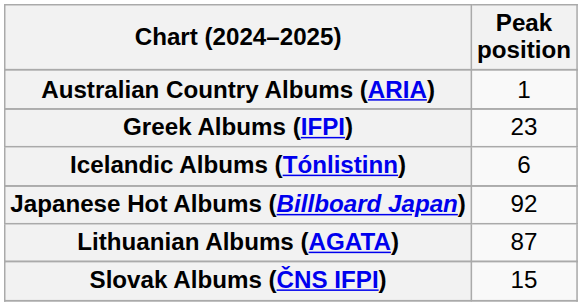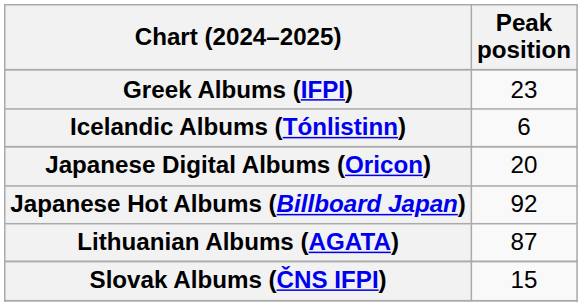- row: (238, 89)
+ row: (238, 165)
